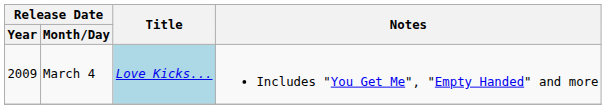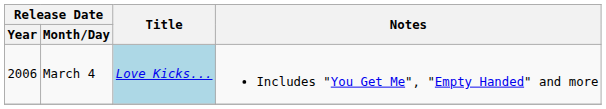(22, 74) 2009 -> (22, 74) 2006
